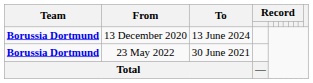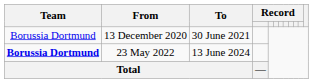(53, 35) bold -> (53, 35) normal
(221, 35) 13 June 2024 -> (221, 35) 30 June 2021
(221, 52) 30 June 2021 -> (221, 52) 13 June 2024
